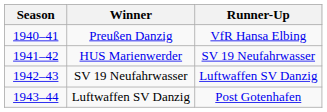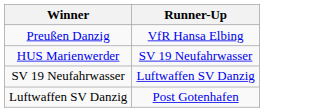- column: (36, 14)
